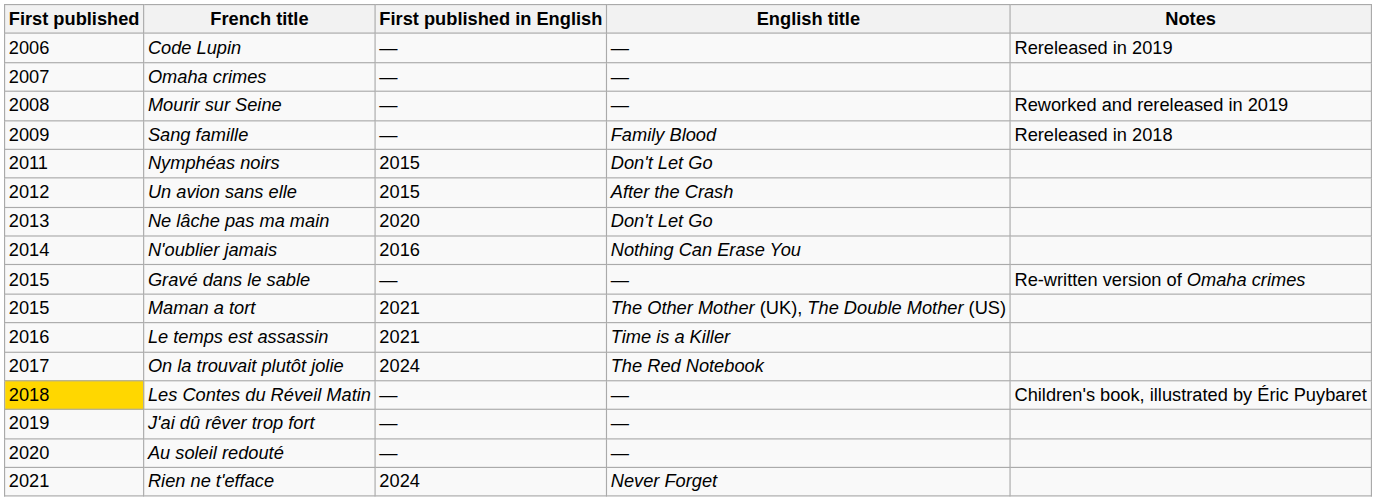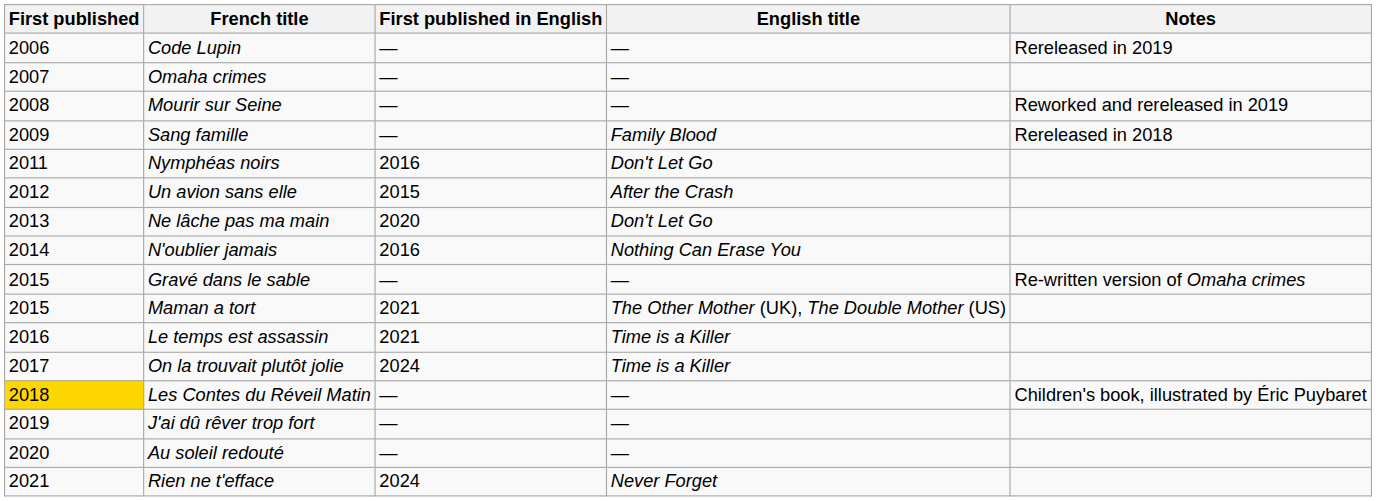(400, 163) 2015 -> (400, 163) 2016
(687, 366) The Red Notebook -> (670, 366) Time is a Killer
